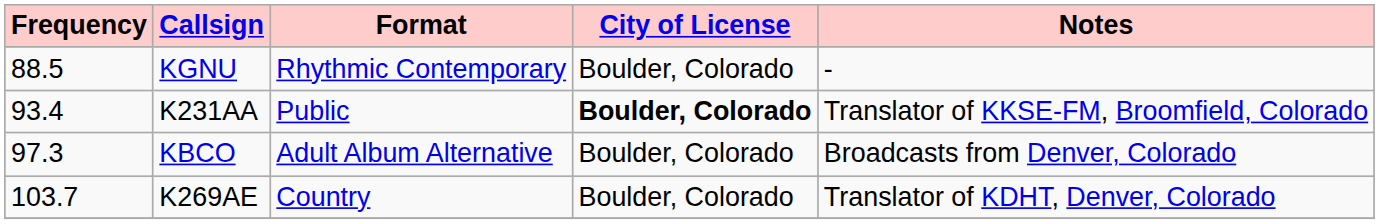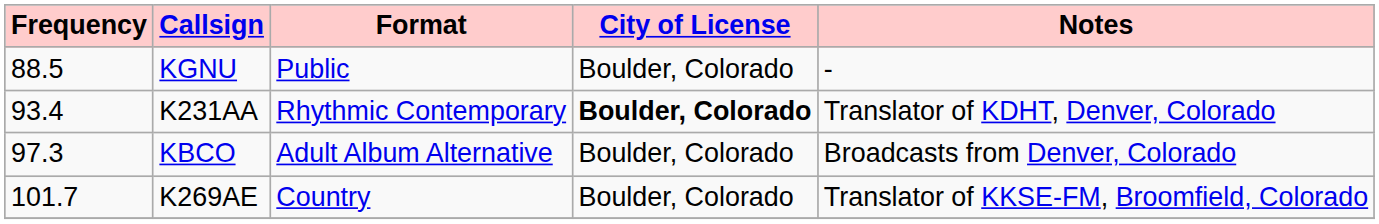(421, 68) Rhythmic Contemporary -> (313, 68) Public
(313, 111) Public -> (421, 111) Rhythmic Contemporary
(1096, 111) Translator of KKSE-FM, Broomfield, Colorado -> (1050, 111) Translator of KDHT, Denver, Colorado
(45, 196) 103.7 -> (45, 196) 101.7
(1050, 196) Translator of KDHT, Denver, Colorado -> (1096, 196) Translator of KKSE-FM, Broomfield, Colorado
